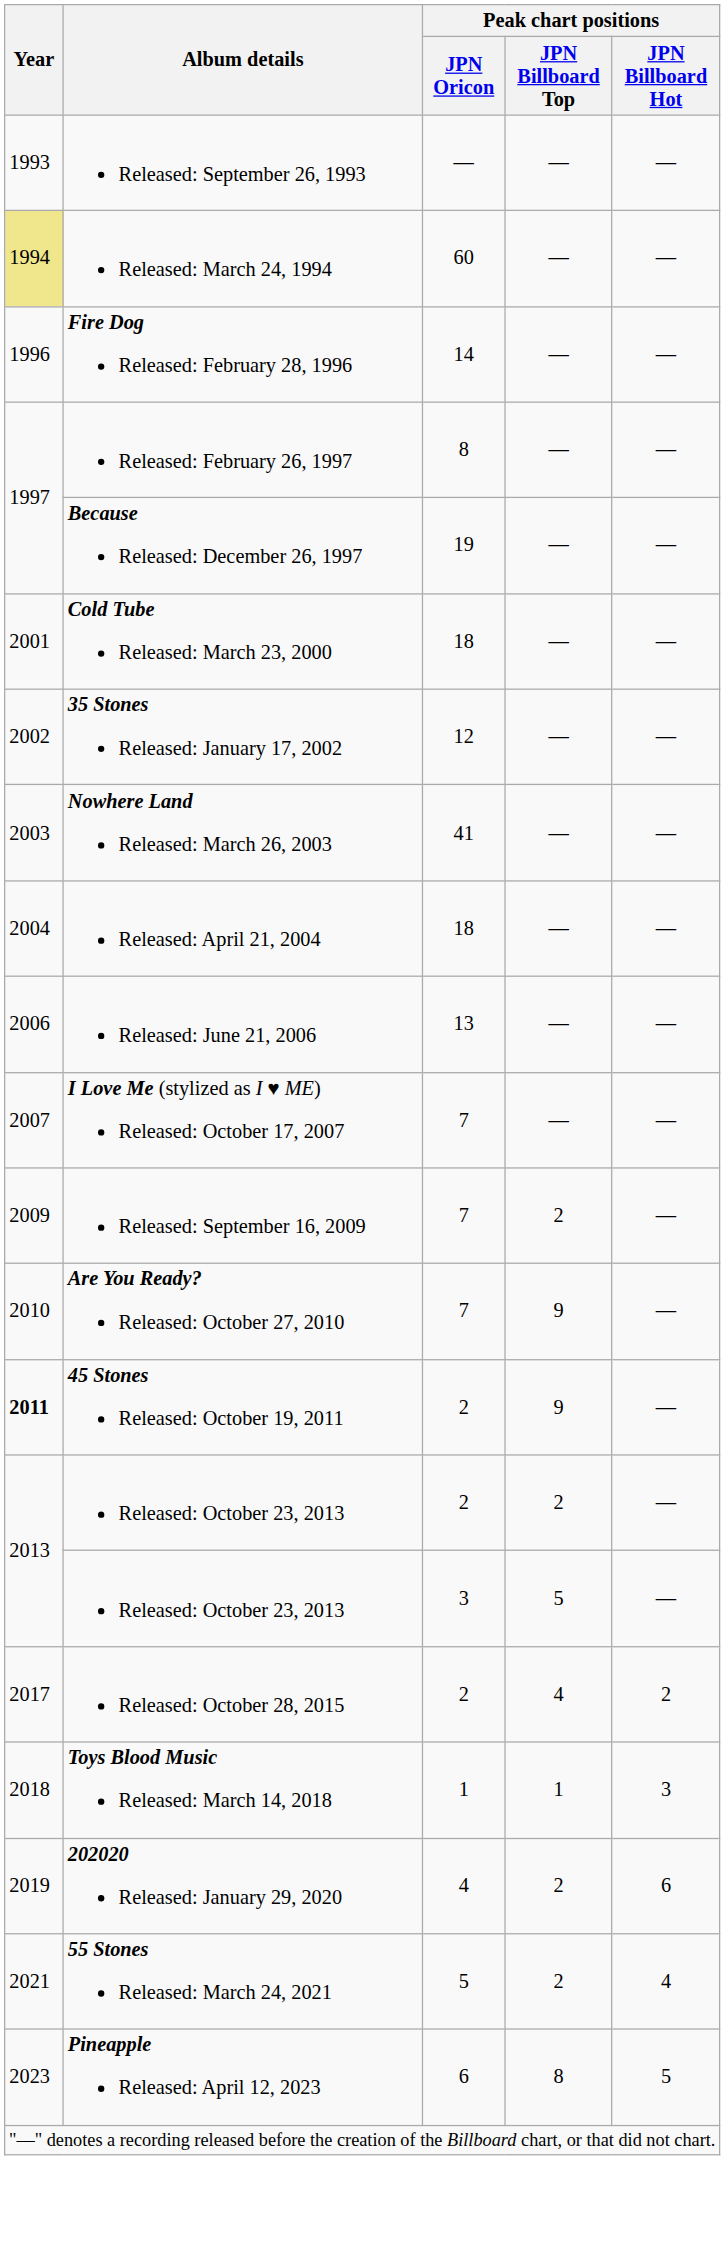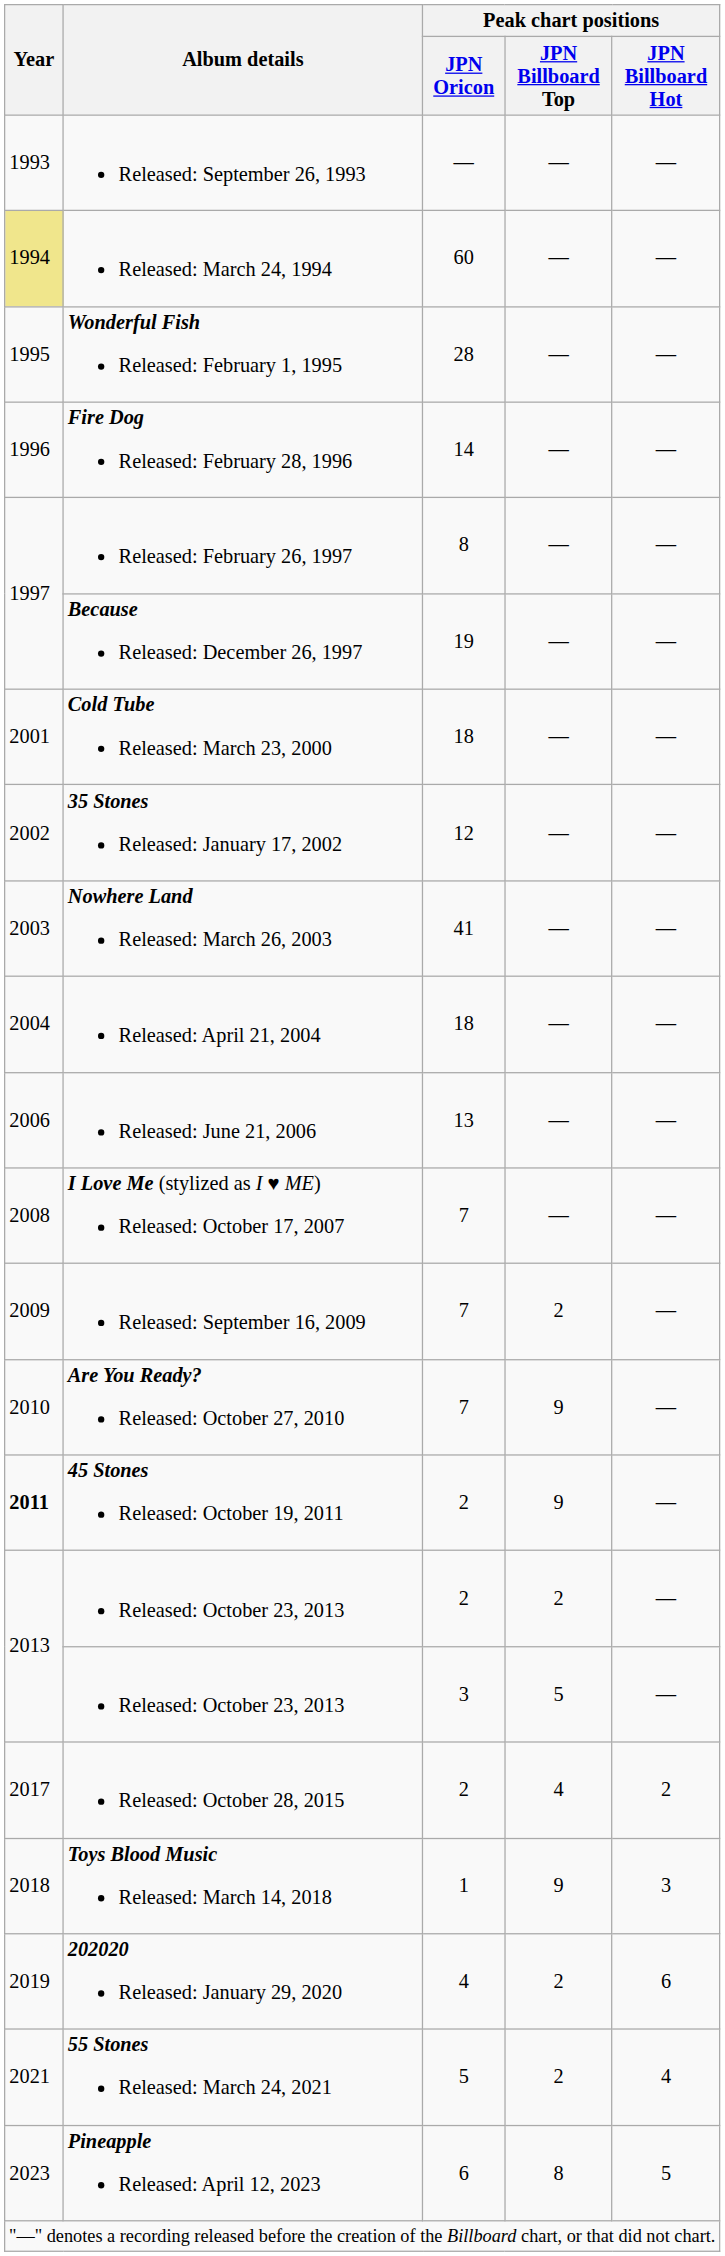+ row: (243, 344)
(30, 1119) 2007 -> (30, 1215) 2008
(559, 1789) 1 -> (559, 1885) 9
